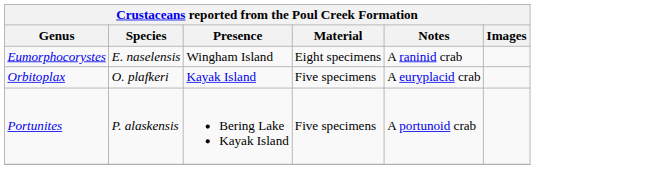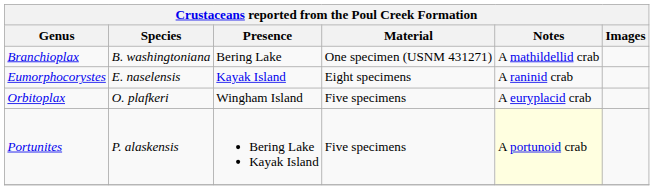+ row: (43, 56)
(230, 56) Wingham Island -> (251, 77) Kayak Island
(221, 77) Kayak Island -> (260, 98) Wingham Island
(432, 126) no background -> (543, 146) lightyellow background
